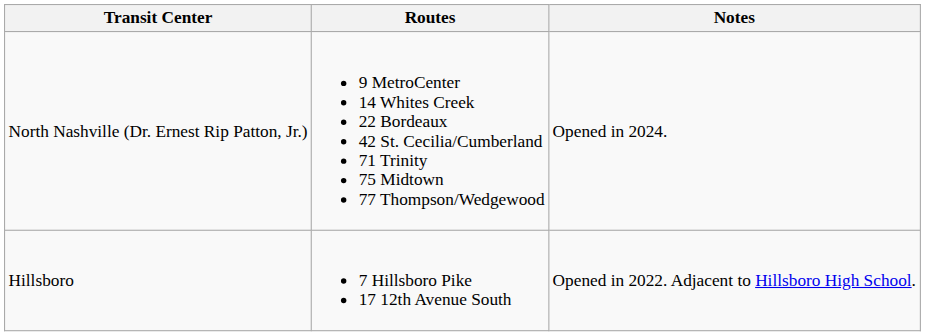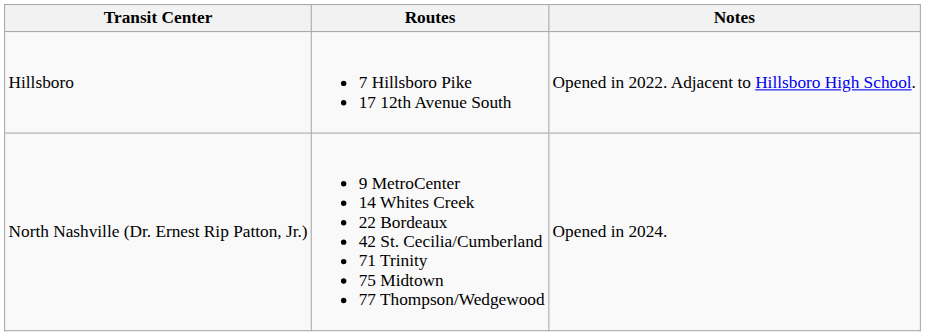rows swapped: (41, 280) <-> (158, 130)
